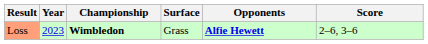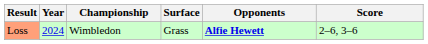(53, 30) 2023 -> (53, 30) 2024
(97, 30) bold -> (95, 30) normal
